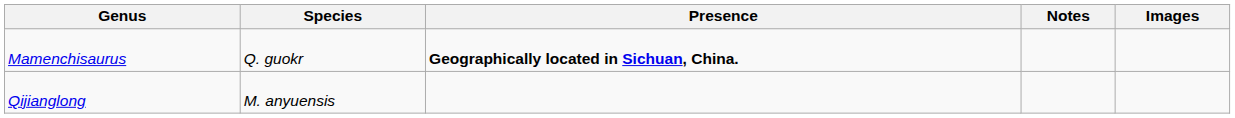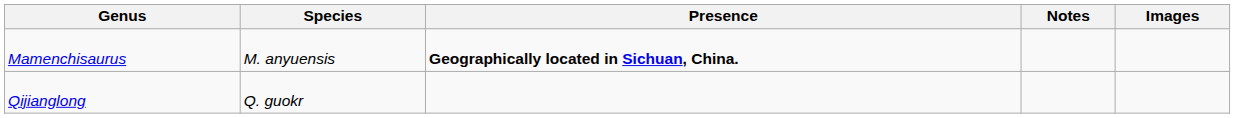(273, 58) Q. guokr -> (289, 58) M. anyuensis
(289, 100) M. anyuensis -> (273, 100) Q. guokr
